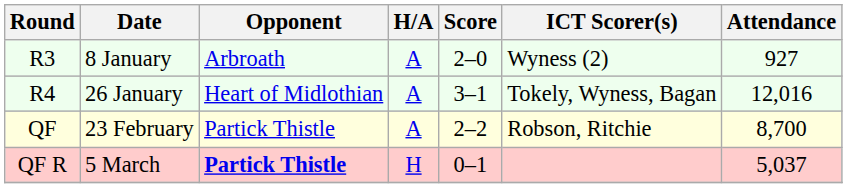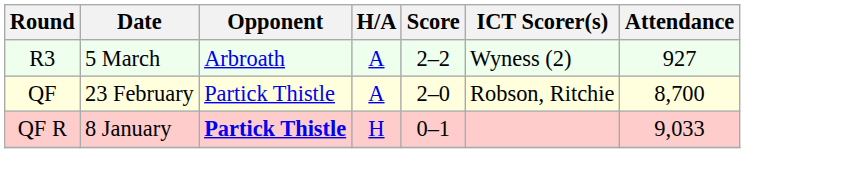(128, 57) 8 January -> (123, 57) 5 March
(470, 57) 2–0 -> (433, 57) 2–2
- row: (42, 93)
(470, 128) 2–2 -> (433, 93) 2–0
(123, 164) 5 March -> (128, 128) 8 January
(782, 164) 5,037 -> (680, 128) 9,033
